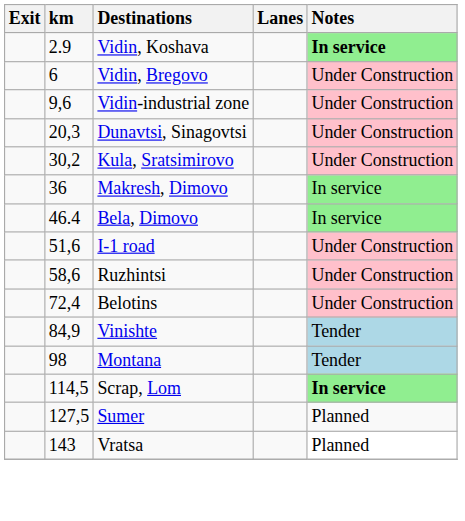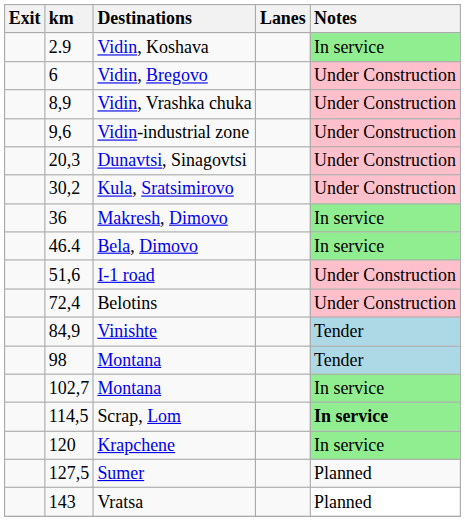(349, 47) bold -> (349, 47) normal
+ row: (60, 103)
- row: (64, 274)
+ row: (69, 388)
+ row: (62, 445)
